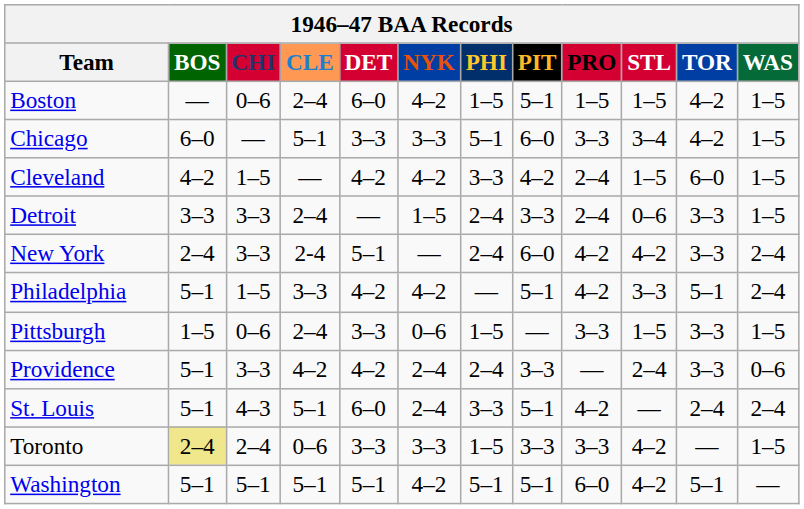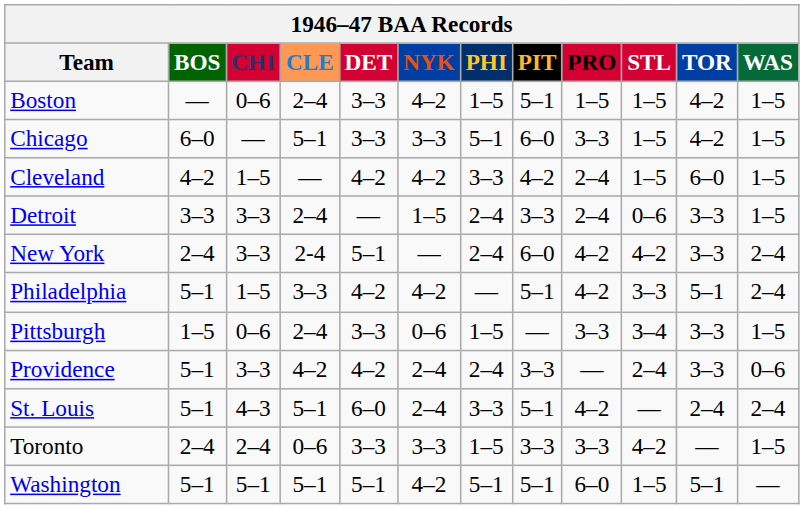(368, 100) 6–0 -> (368, 100) 3–3
(649, 138) 3–4 -> (649, 138) 1–5
(649, 330) 1–5 -> (649, 330) 3–4
(197, 445) khaki background -> (197, 445) no background
(649, 484) 4–2 -> (649, 484) 1–5
